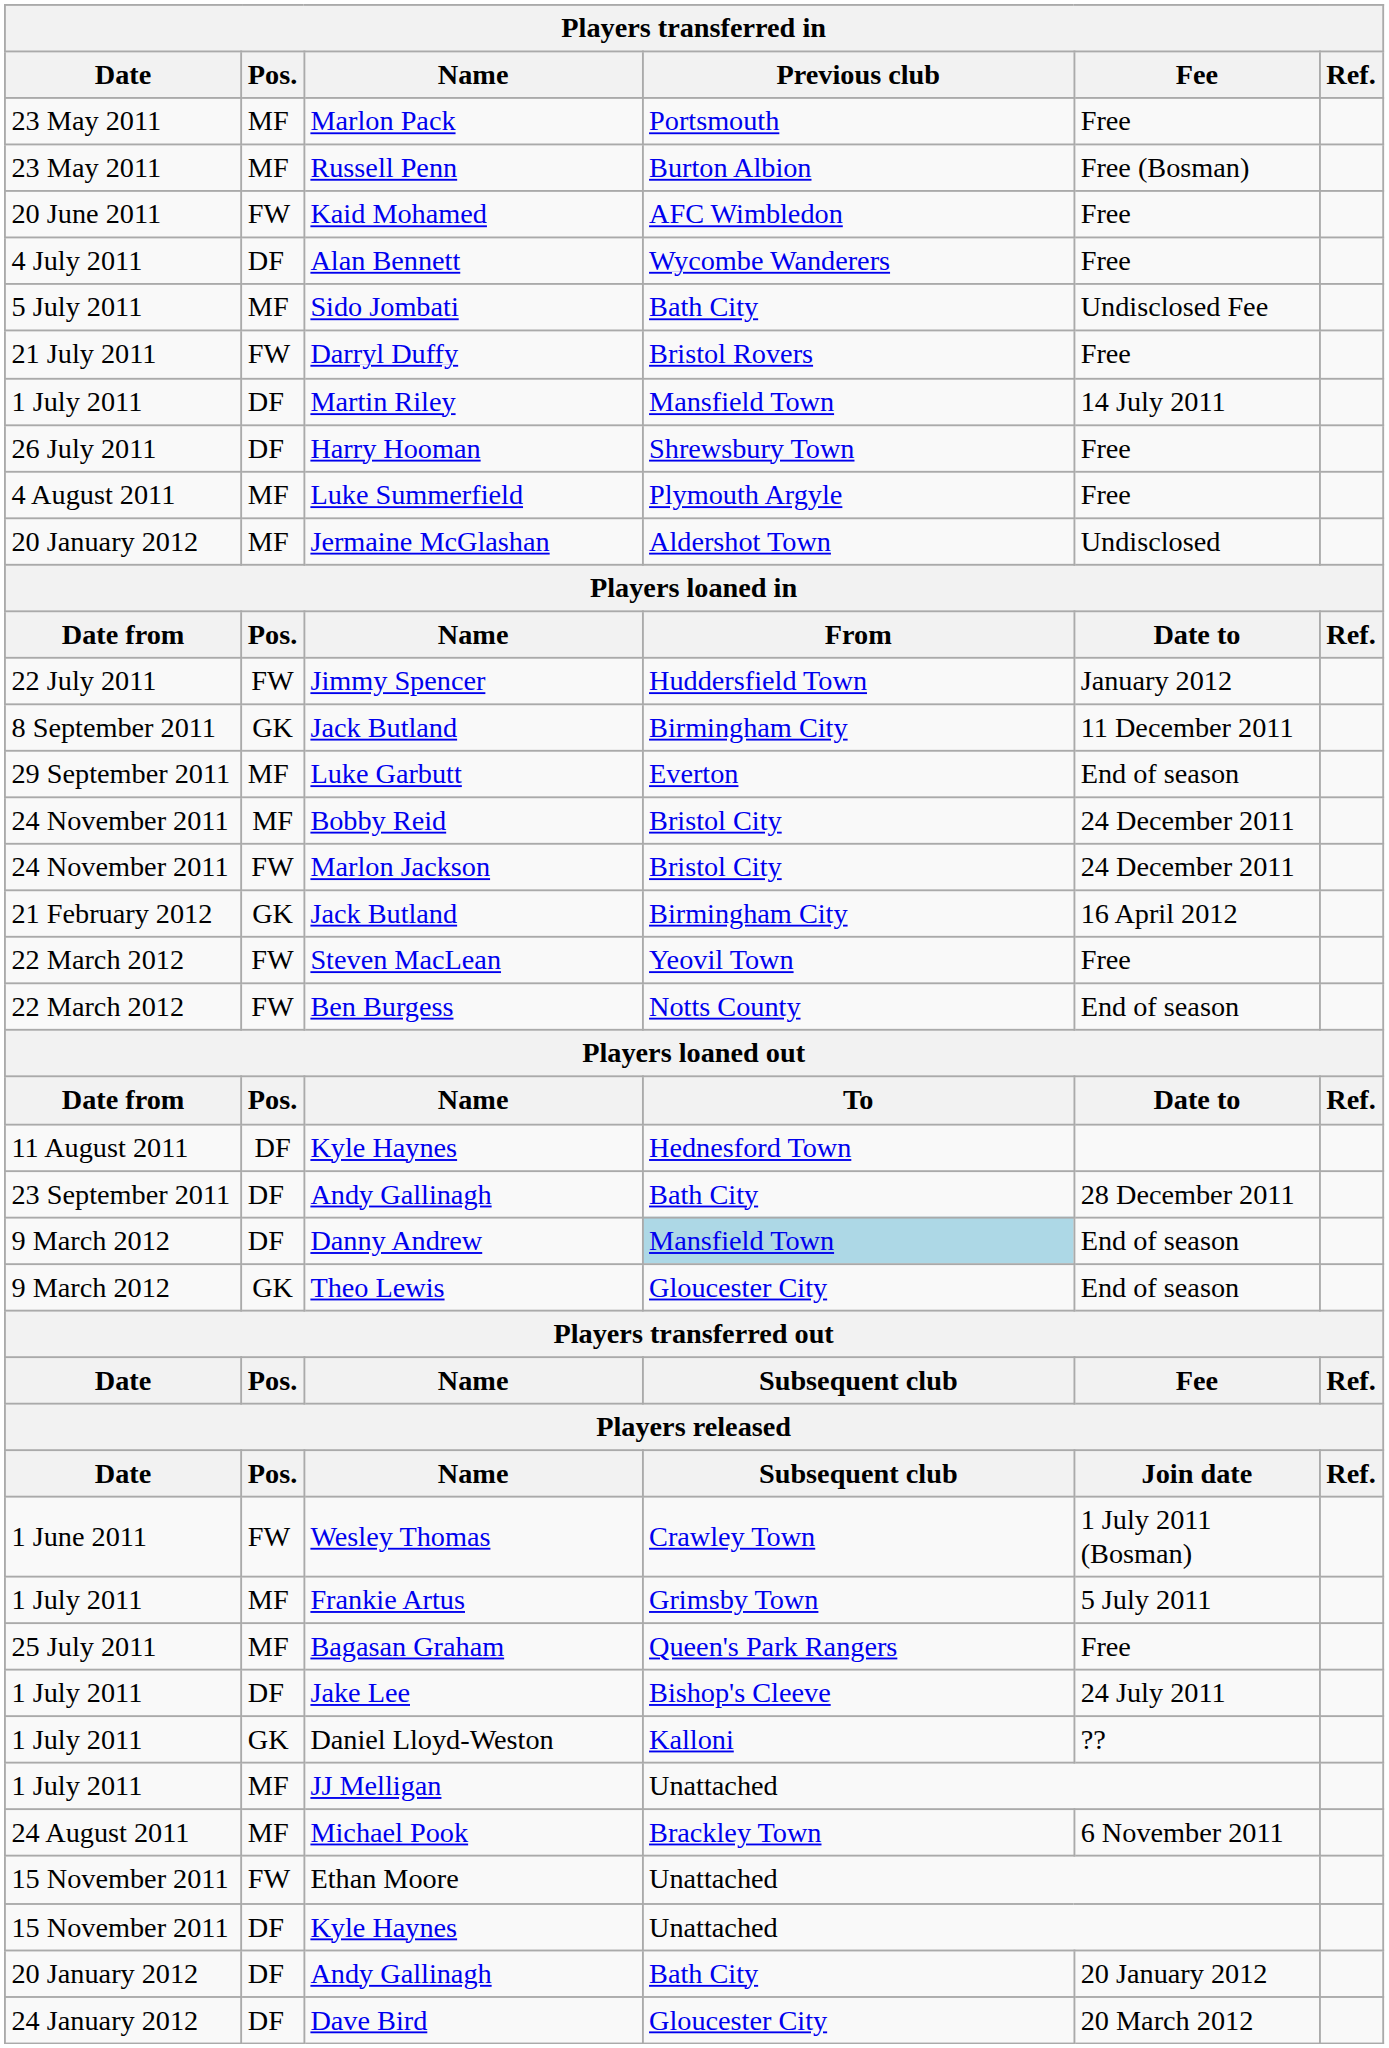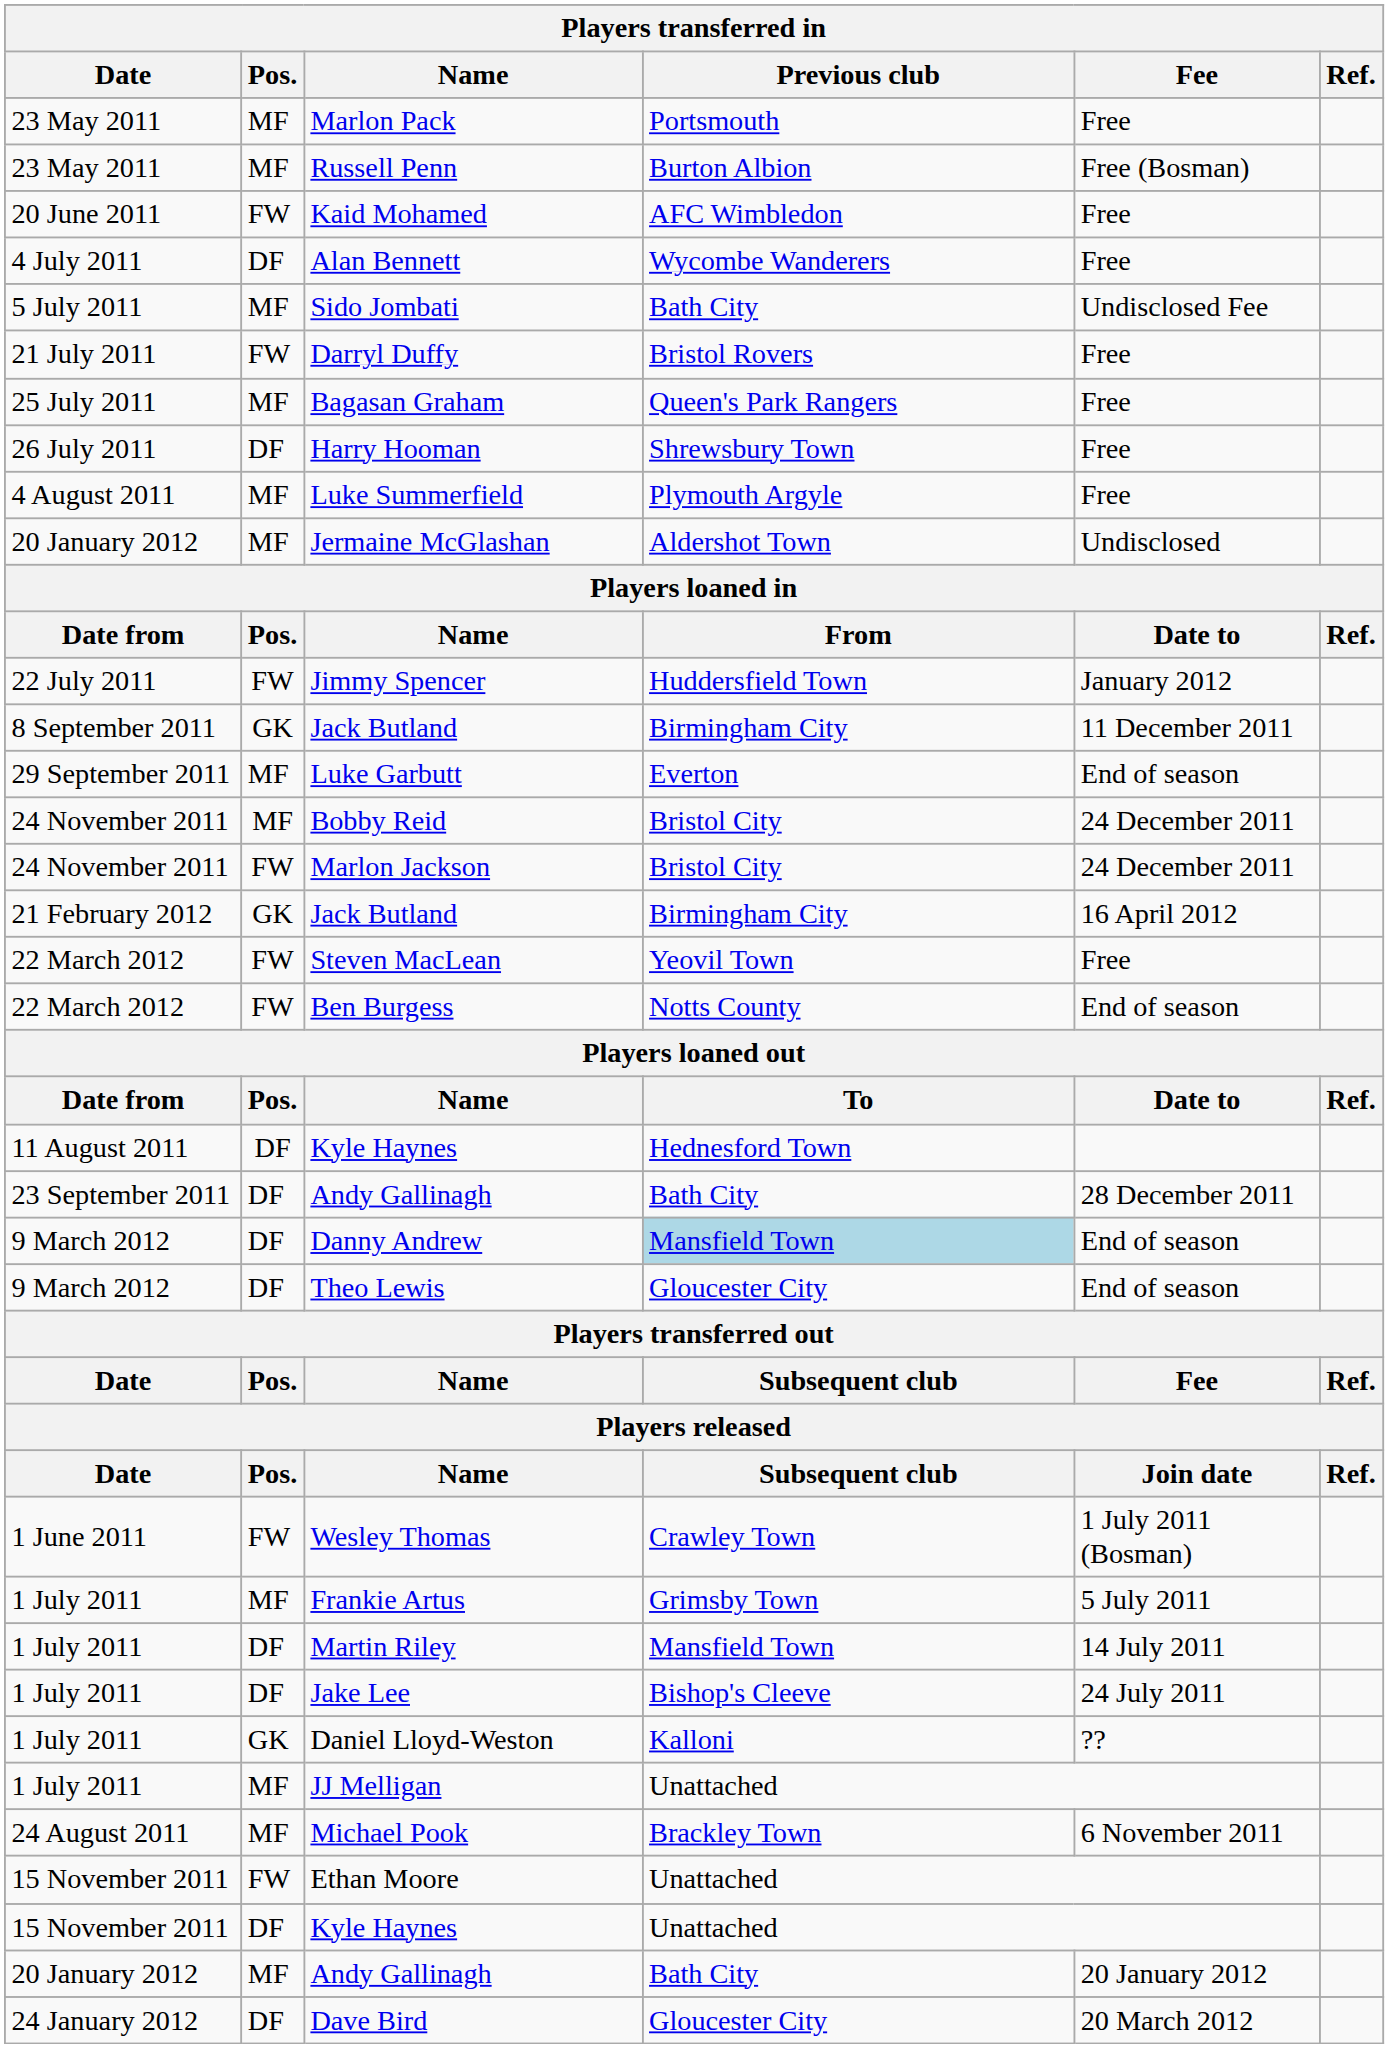rows swapped: (84, 1646) <-> (77, 400)
(273, 1286) GK -> (266, 1286) DF
(266, 1972) DF -> (268, 1972) MF
